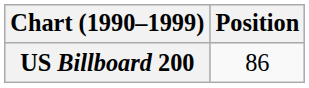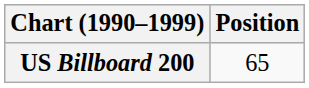(257, 62) 86 -> (257, 62) 65
